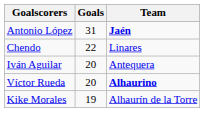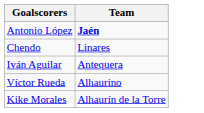- column: (91, 13)
(133, 82) bold -> (99, 82) normal
